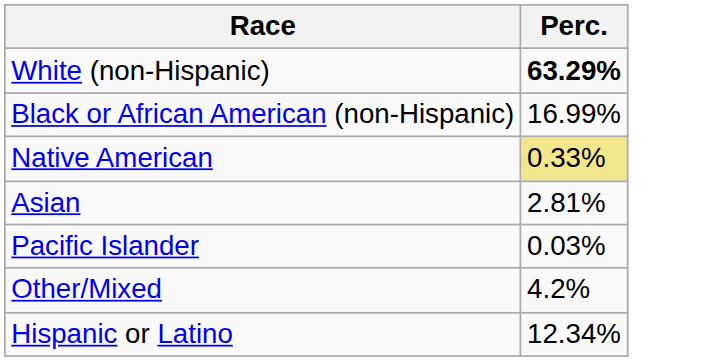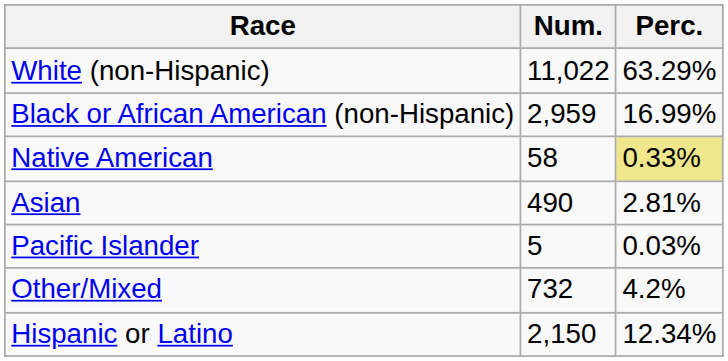+ column: (568, 26)
(574, 70) bold -> (669, 70) normal
